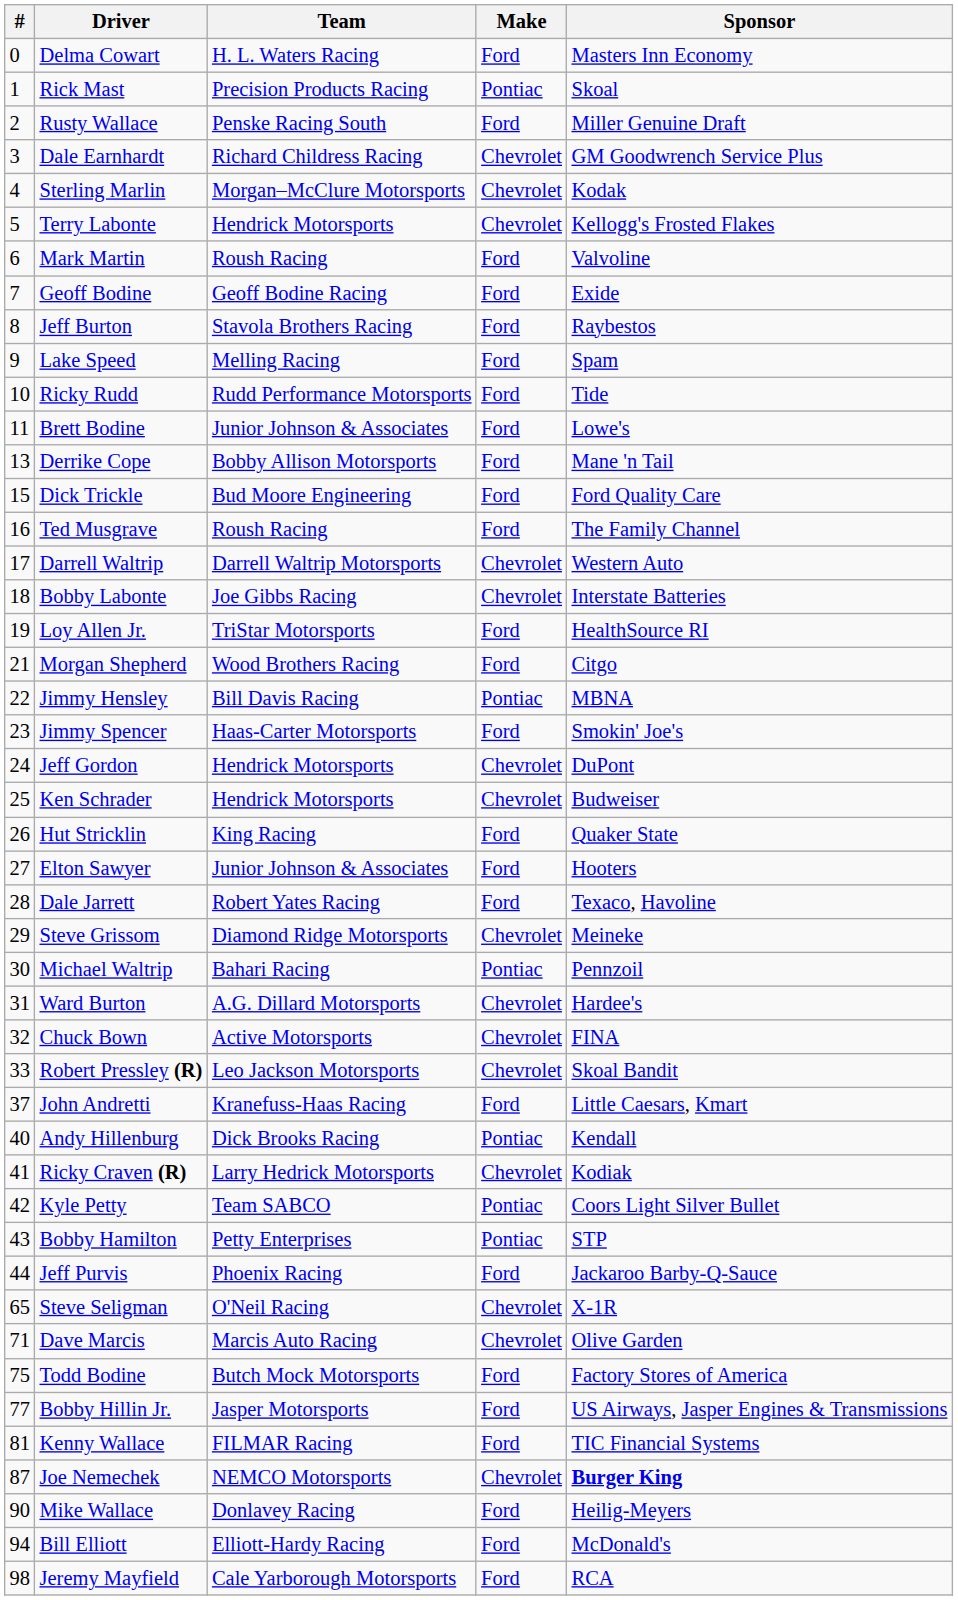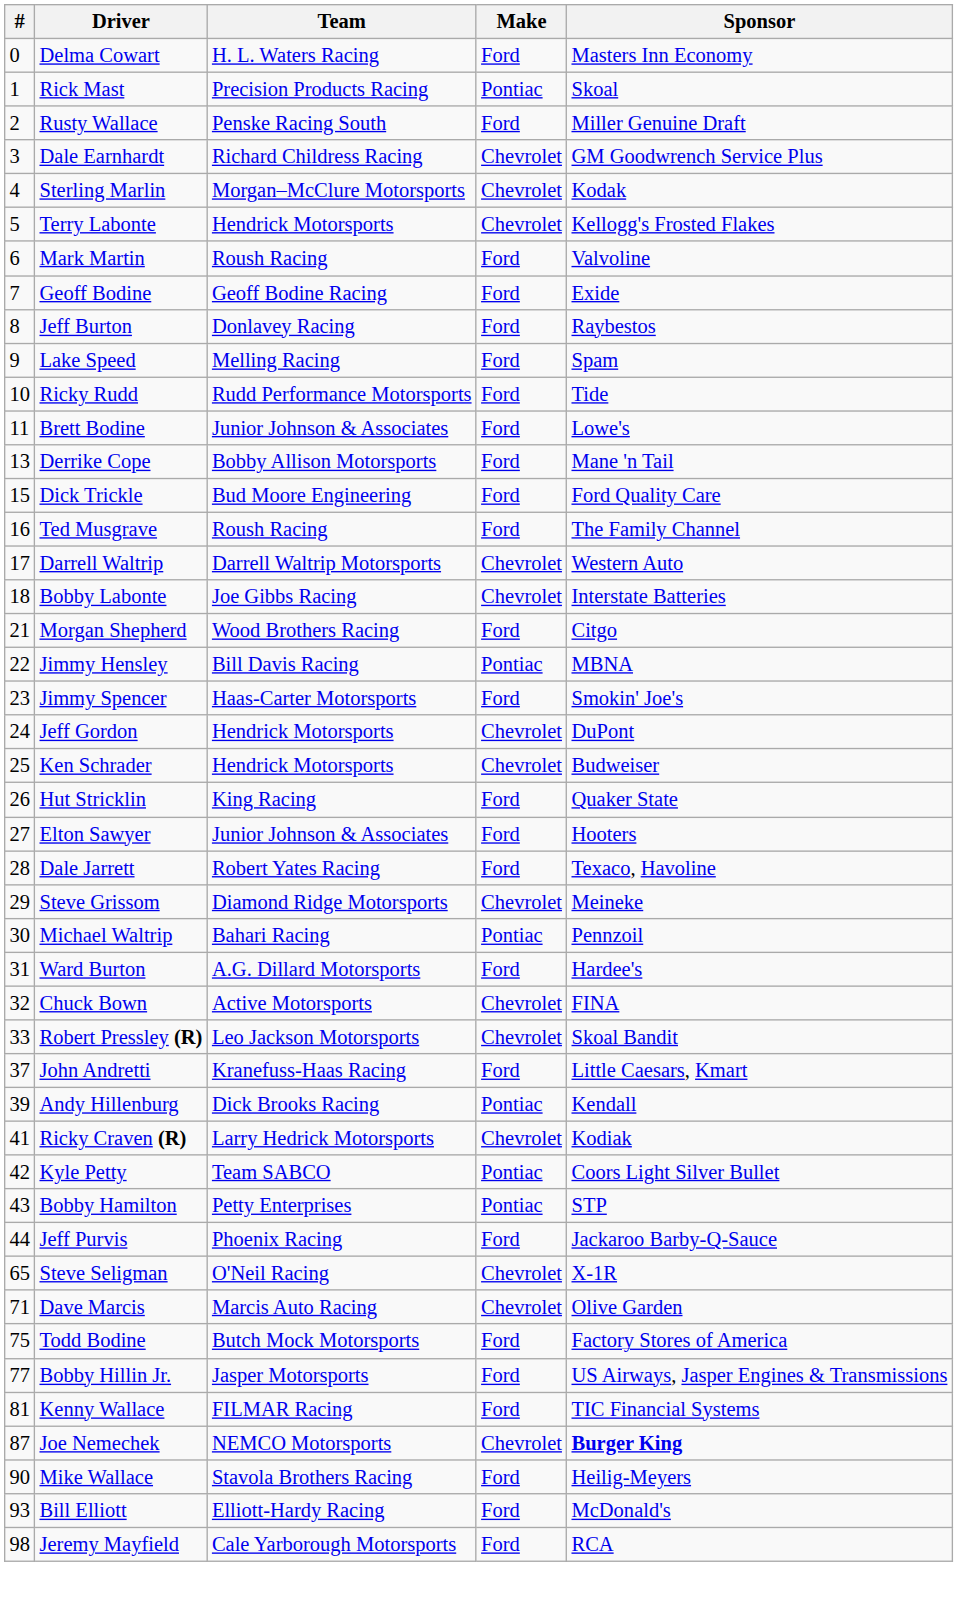(312, 326) Stavola Brothers Racing -> (283, 326) Donlavey Racing
- row: (93, 630)
(522, 1002) Chevrolet -> (500, 968) Ford
(20, 1138) 40 -> (20, 1104) 39
(283, 1510) Donlavey Racing -> (312, 1476) Stavola Brothers Racing
(20, 1544) 94 -> (20, 1510) 93
